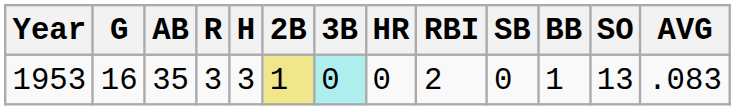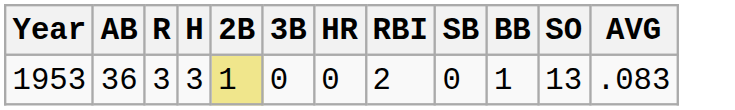- column: (119, 30)
(171, 80) 35 -> (119, 80) 36
(330, 80) paleturquoise background -> (279, 80) no background
